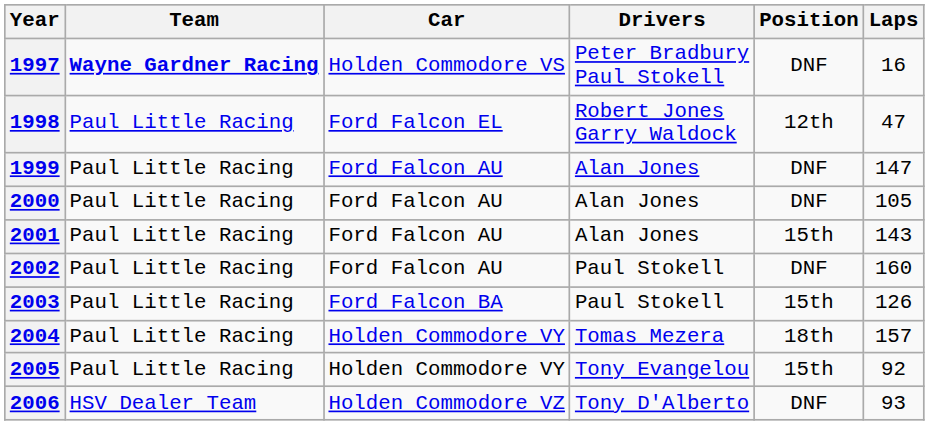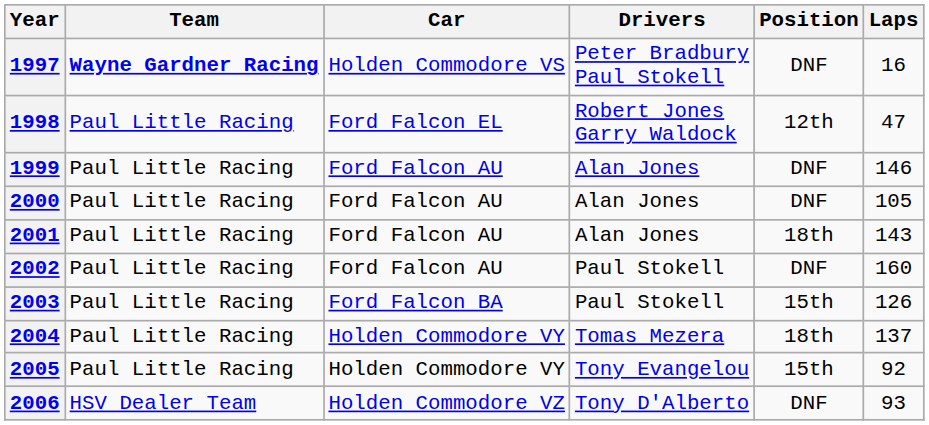(894, 169) 147 -> (894, 169) 146
(809, 236) 15th -> (809, 236) 18th
(894, 337) 157 -> (894, 337) 137
